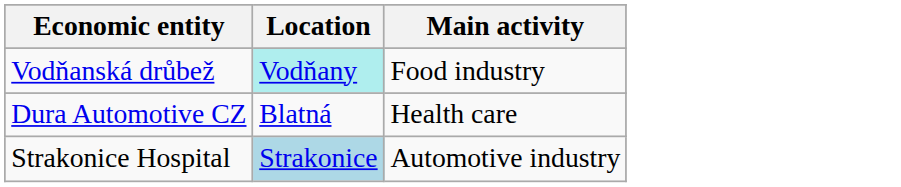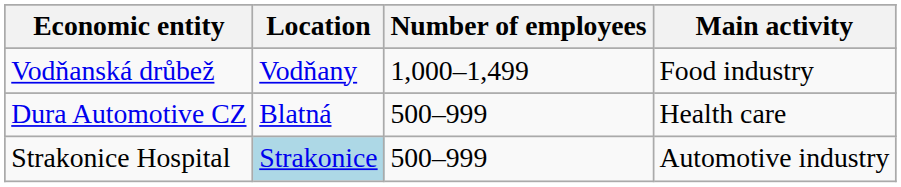+ column: (519, 26)
(308, 70) paleturquoise background -> (308, 70) no background
